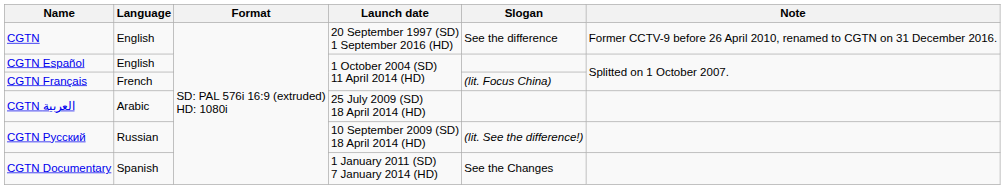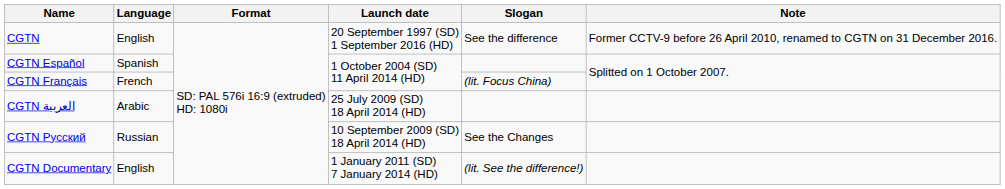(136, 63) English -> (137, 63) Spanish
(524, 137) (lit. See the difference!) -> (509, 137) See the Changes
(137, 168) Spanish -> (136, 168) English
(509, 168) See the Changes -> (524, 168) (lit. See the difference!)
